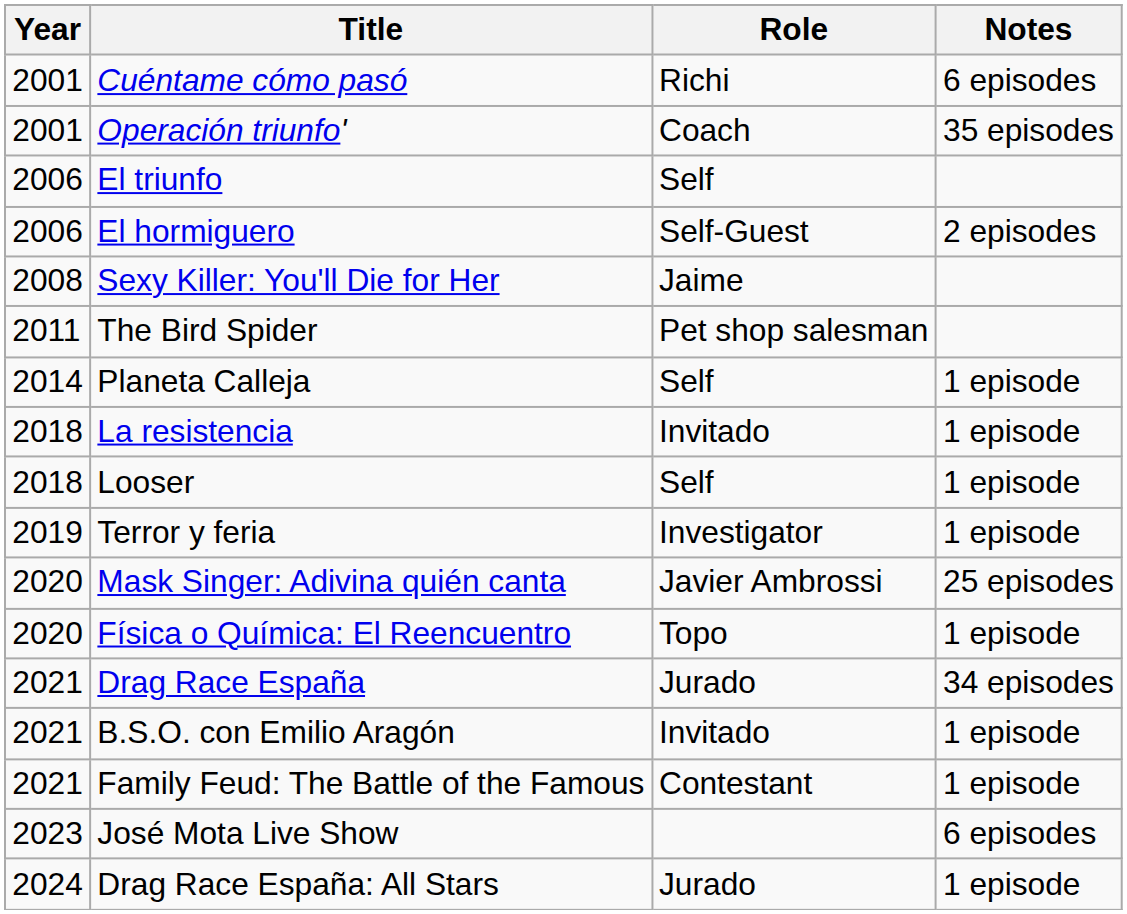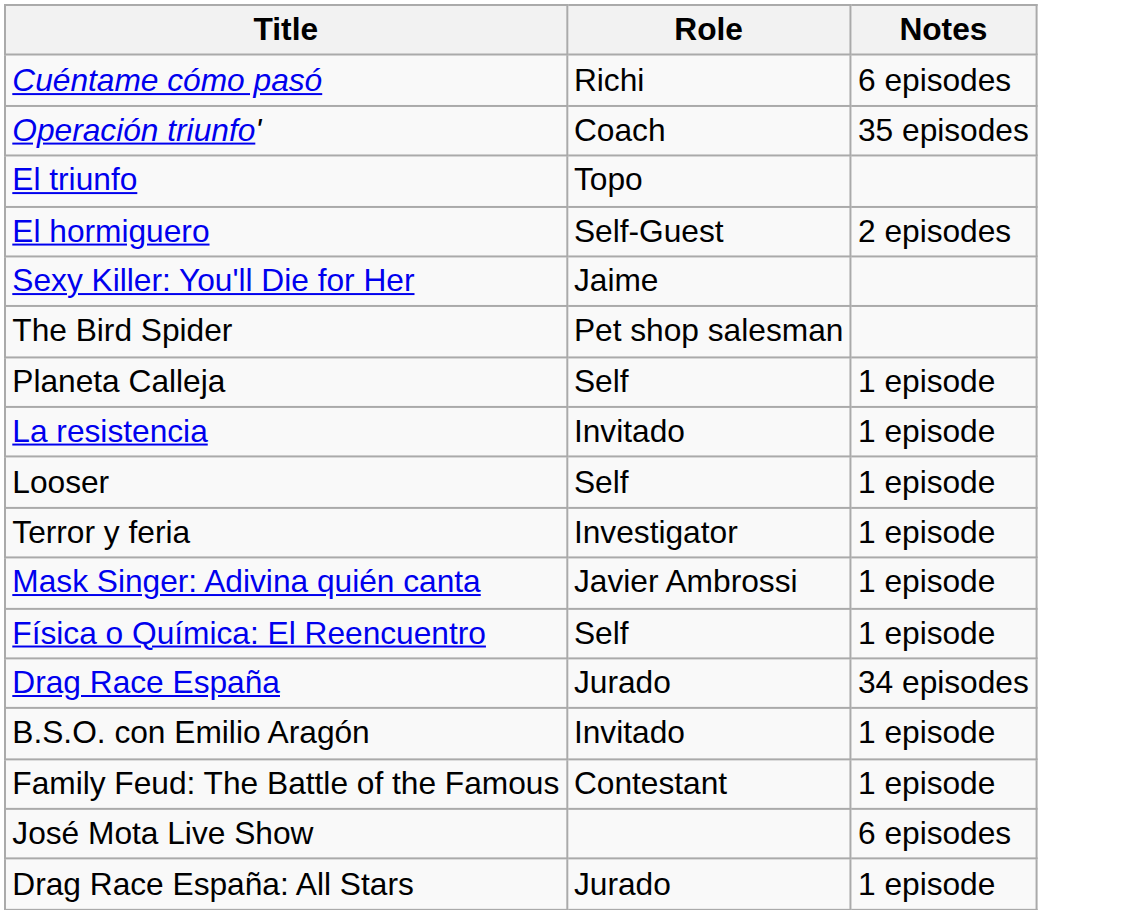- column: (48, 29)
(686, 180) Self -> (608, 180) Topo
(1028, 582) 25 episodes -> (927, 582) 1 episode
(693, 632) Topo -> (601, 632) Self
